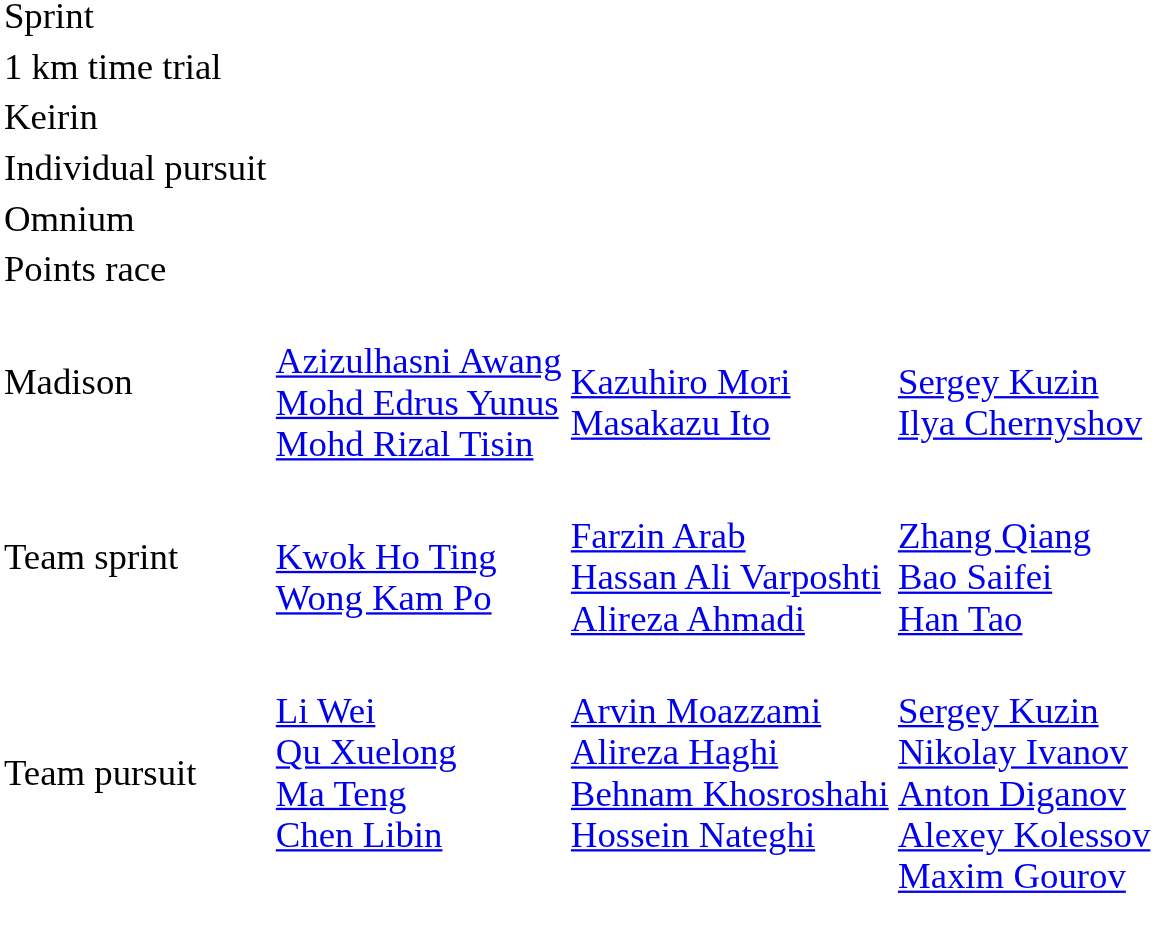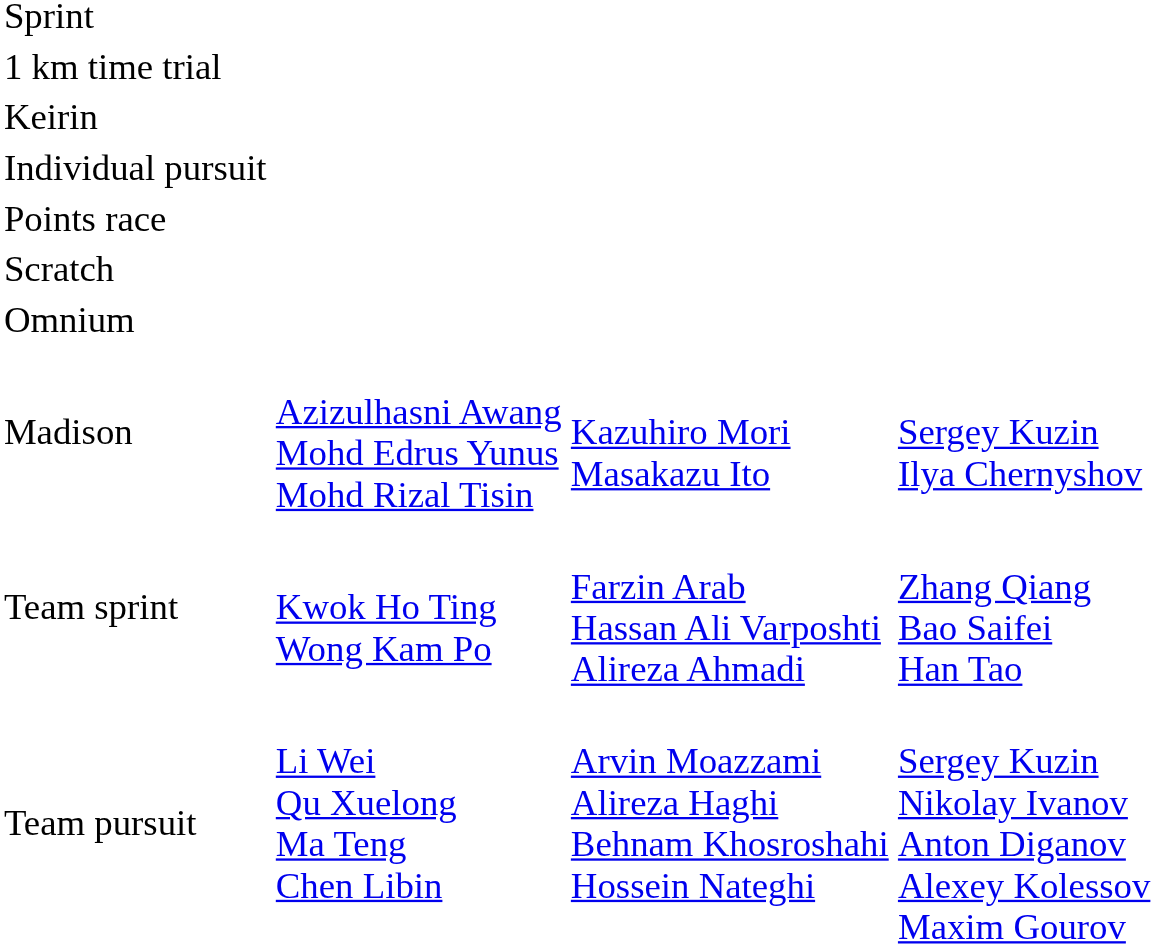rows swapped: (85, 268) <-> (69, 218)
+ row: (59, 268)
